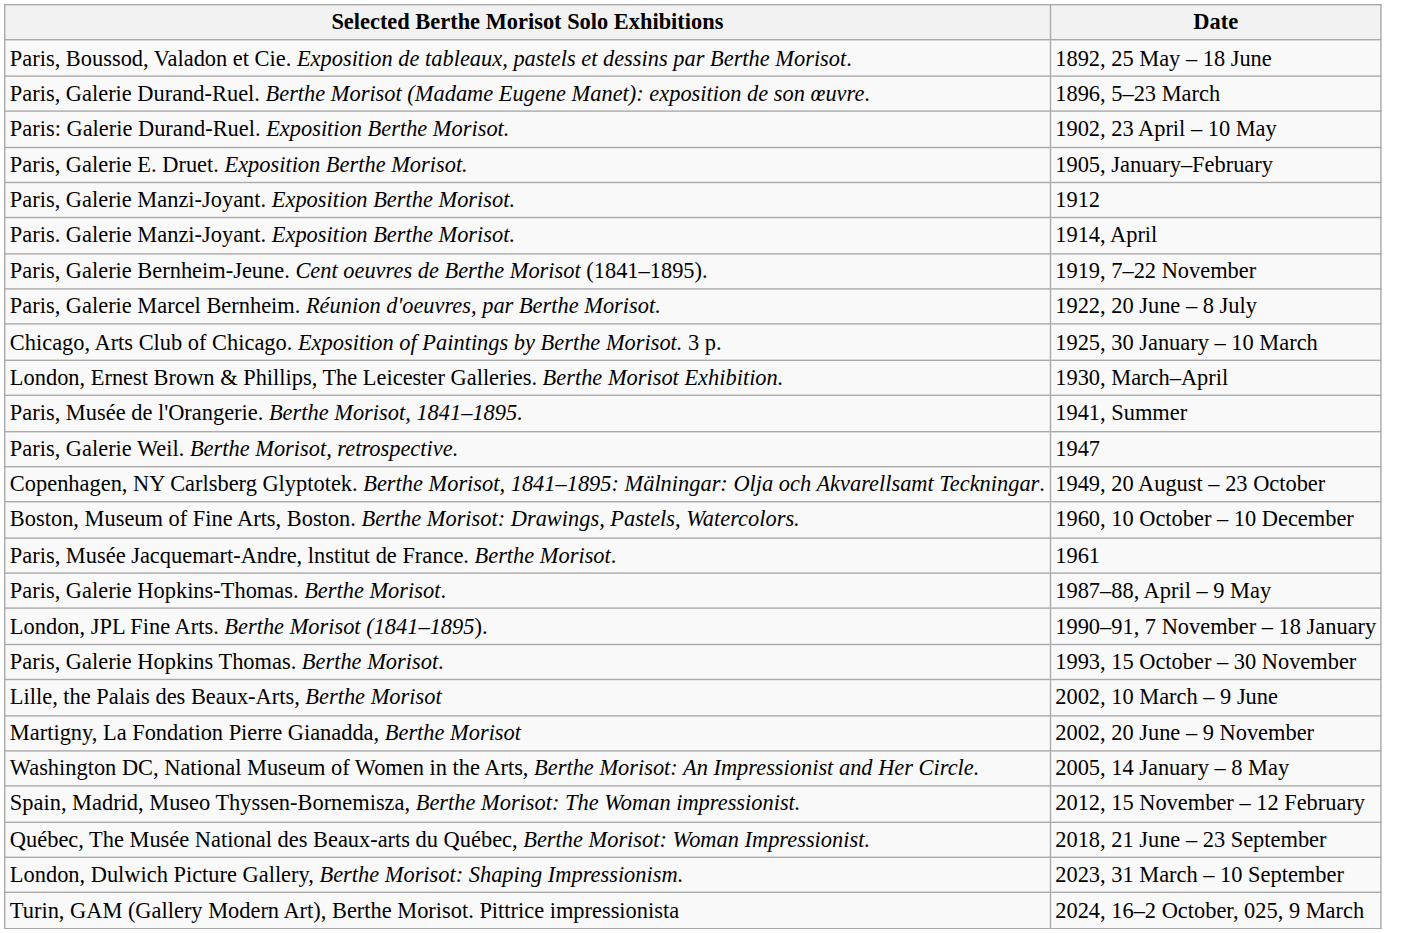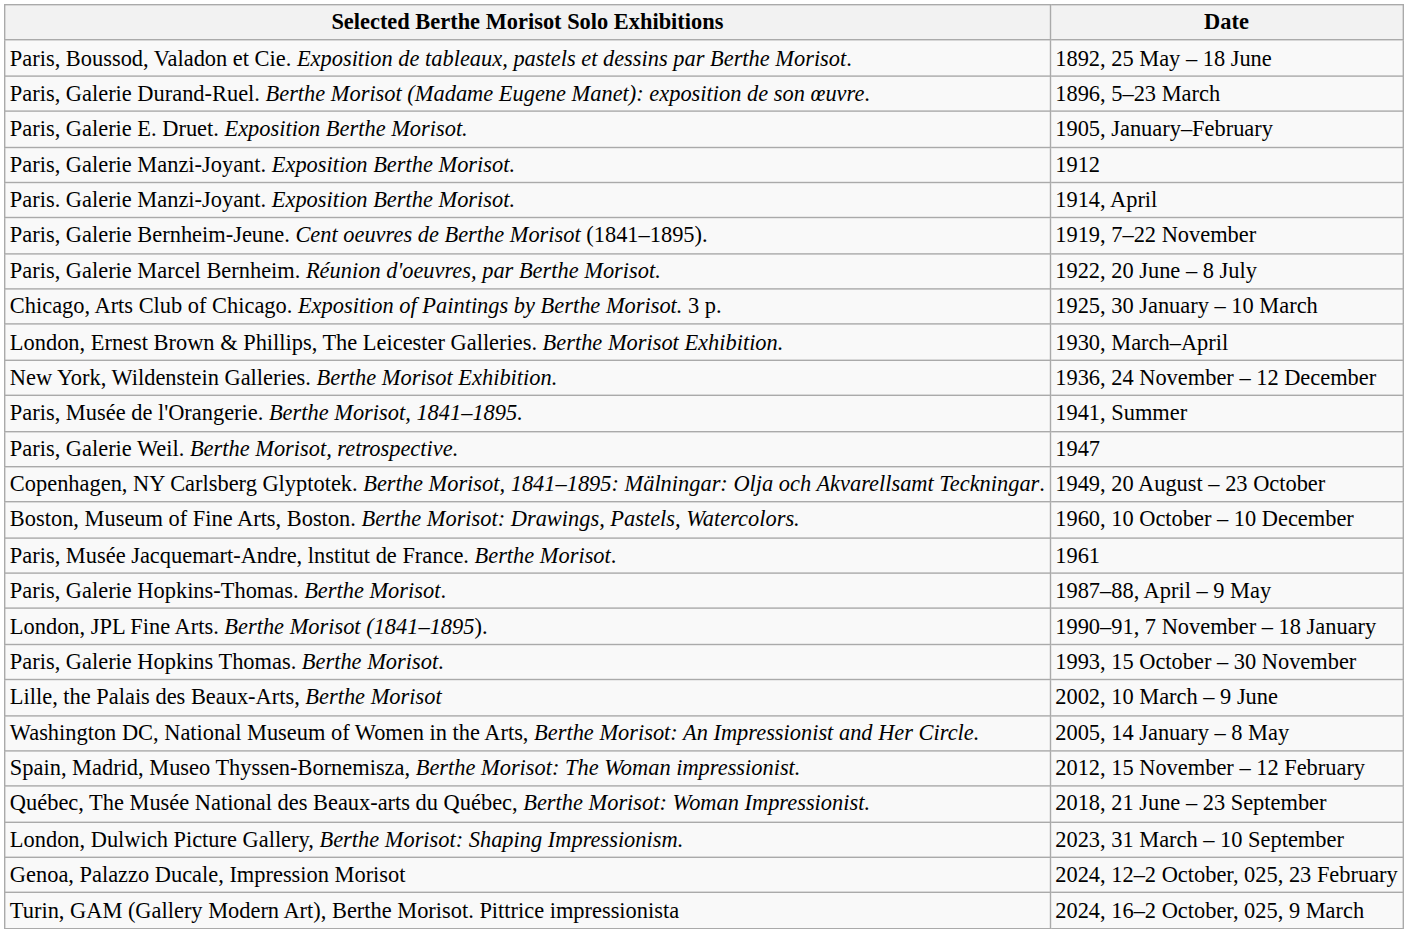- row: (260, 128)
+ row: (284, 377)
- row: (265, 732)
+ row: (208, 874)
